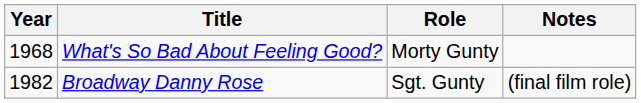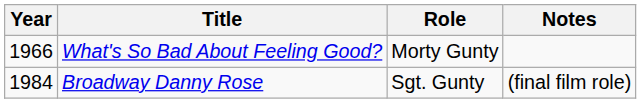(31, 51) 1968 -> (31, 51) 1966
(31, 82) 1982 -> (31, 82) 1984
